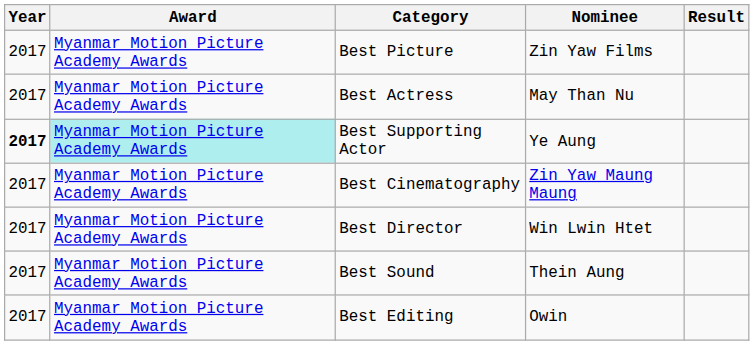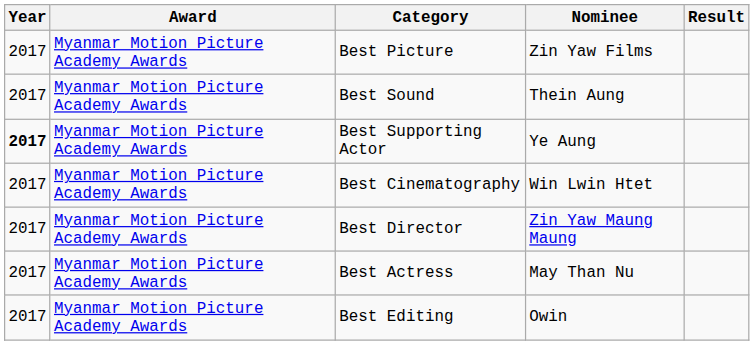rows swapped: (396, 97) <-> (387, 273)
(159, 141) paleturquoise background -> (159, 141) no background
(591, 185) Zin Yaw Maung Maung -> (591, 185) Win Lwin Htet
(591, 229) Win Lwin Htet -> (591, 229) Zin Yaw Maung Maung
